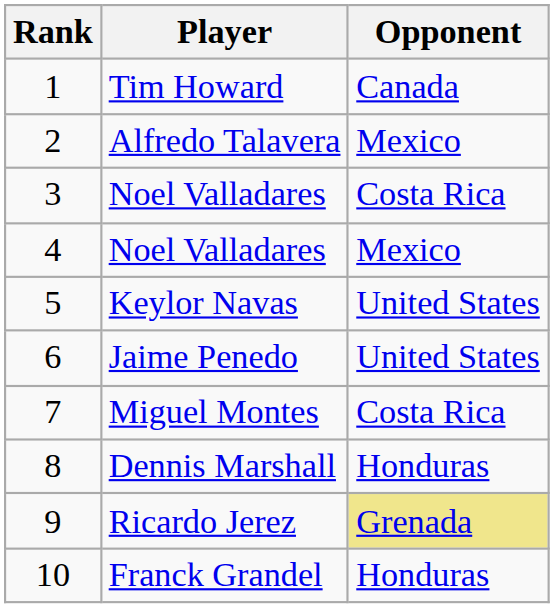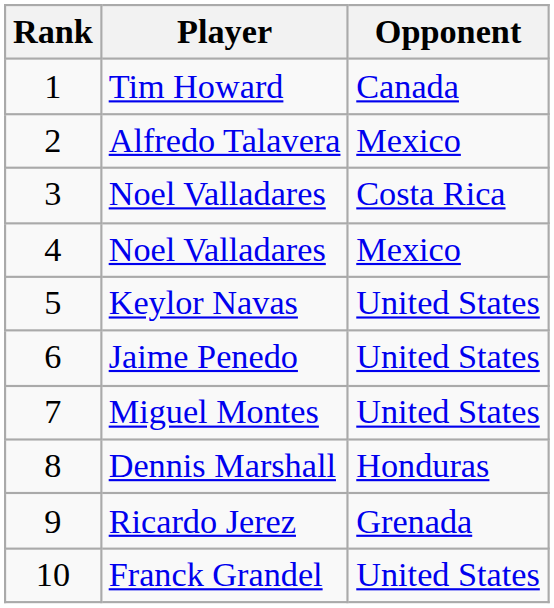(431, 411) Costa Rica -> (448, 411) United States
(414, 520) khaki background -> (414, 520) no background
(423, 574) Honduras -> (448, 574) United States
